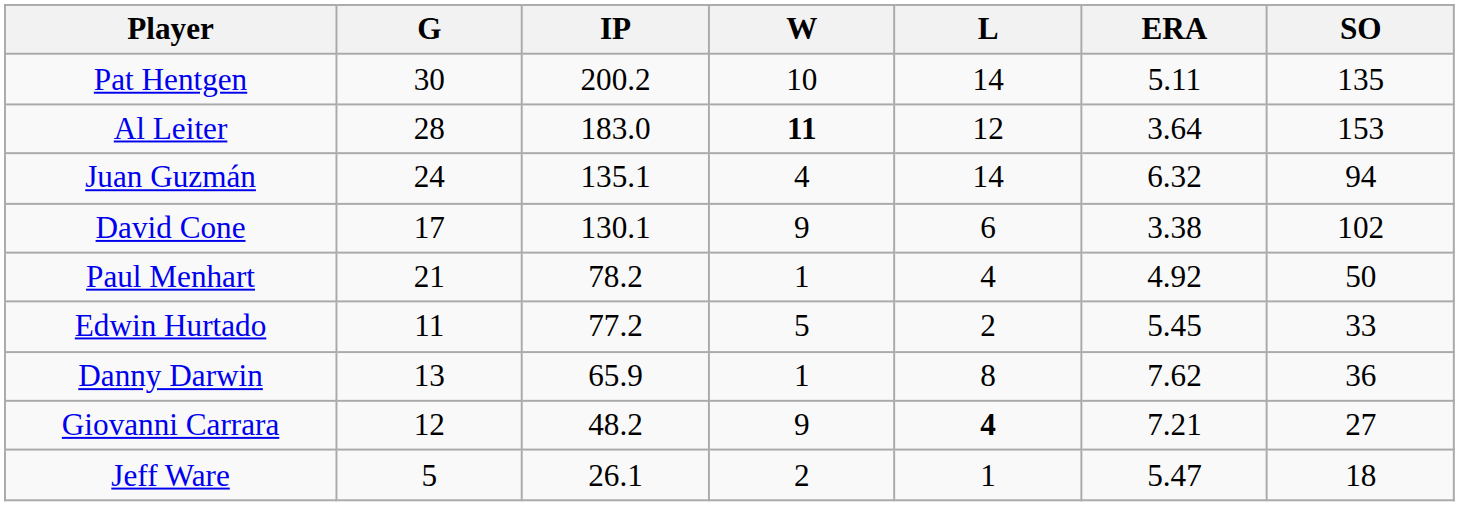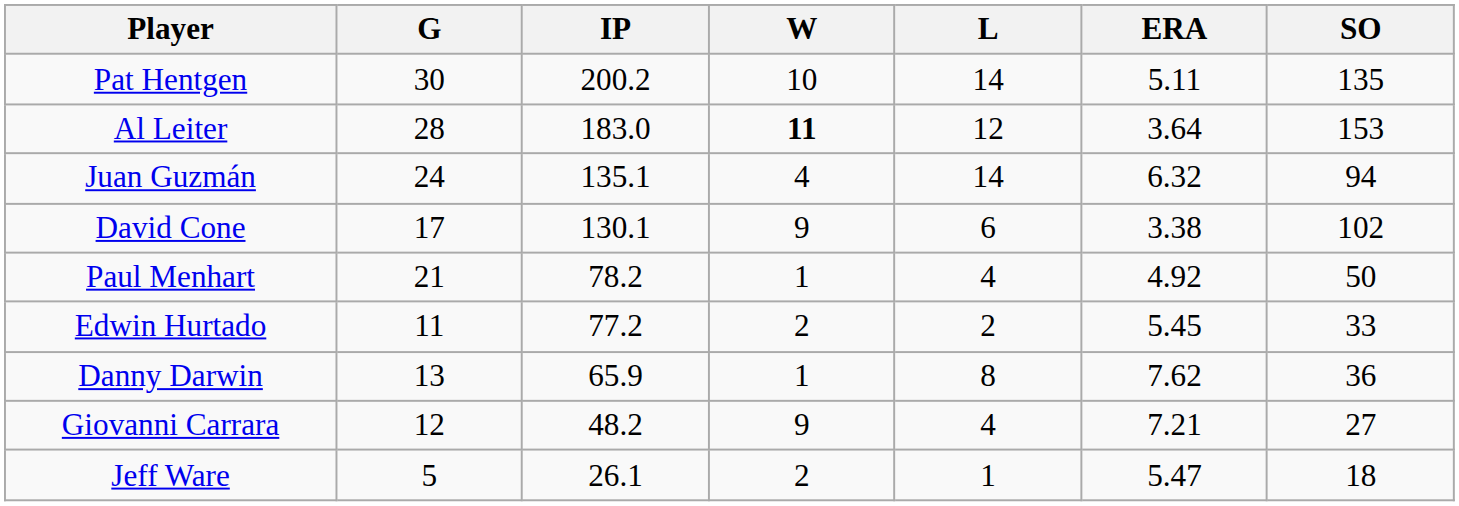(802, 326) 5 -> (802, 326) 2
(988, 425) bold -> (988, 425) normal
